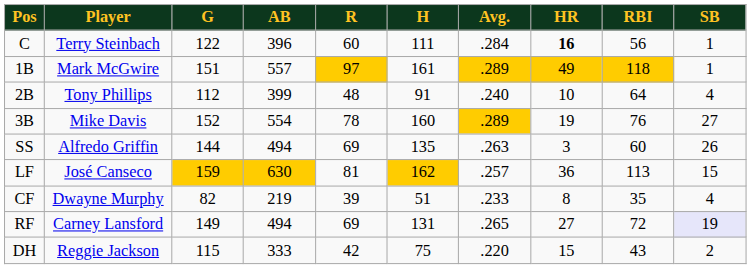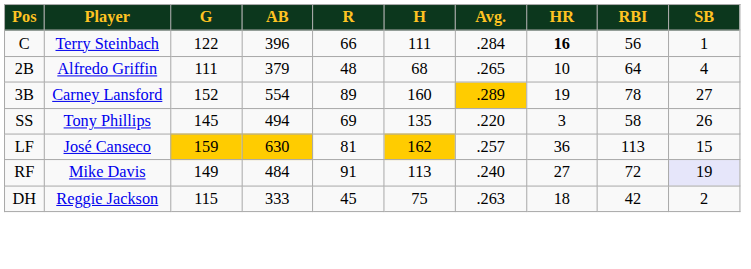(351, 43) 60 -> (348, 43) 66
- row: (24, 69)
(108, 95) Tony Phillips -> (107, 69) Alfredo Griffin
(208, 95) 112 -> (206, 69) 111
(279, 95) 399 -> (277, 69) 379
(423, 95) 91 -> (420, 69) 68
(495, 95) .240 -> (491, 69) .265
(108, 120) Mike Davis -> (107, 95) Carney Lansford
(351, 120) 78 -> (348, 95) 89
(638, 120) 76 -> (633, 95) 78
(108, 146) Alfredo Griffin -> (107, 120) Tony Phillips
(208, 146) 144 -> (206, 120) 145
(495, 146) .263 -> (491, 120) .220
(638, 146) 60 -> (633, 120) 58
- row: (24, 198)
(108, 224) Carney Lansford -> (107, 172) Mike Davis
(279, 224) 494 -> (277, 172) 484
(351, 224) 69 -> (348, 172) 91
(423, 224) 131 -> (420, 172) 113
(495, 224) .265 -> (491, 172) .240
(351, 250) 42 -> (348, 198) 45
(495, 250) .220 -> (491, 198) .263
(566, 250) 15 -> (562, 198) 18
(638, 250) 43 -> (633, 198) 42
